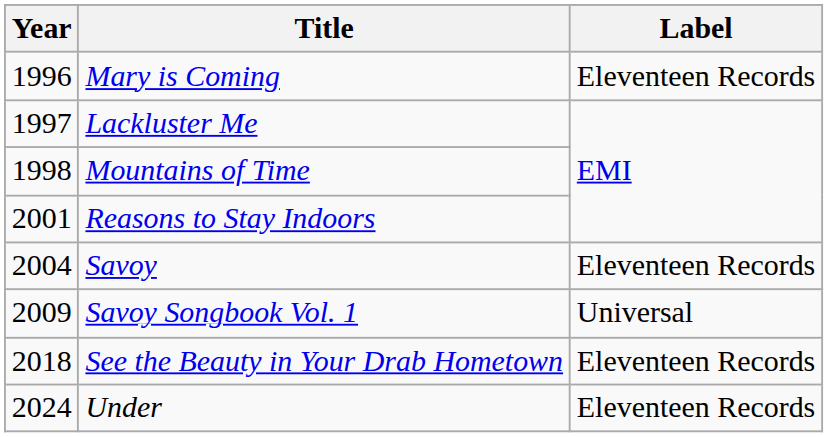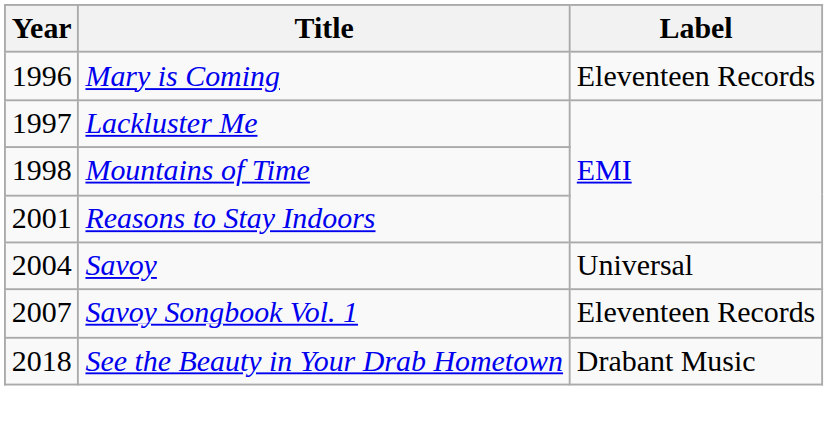(696, 265) Eleventeen Records -> (635, 265) Universal
(42, 312) 2009 -> (42, 312) 2007
(635, 312) Universal -> (696, 312) Eleventeen Records
(696, 360) Eleventeen Records -> (666, 360) Drabant Music
- row: (124, 407)
